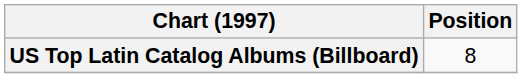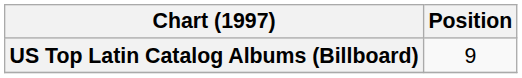(470, 55) 8 -> (470, 55) 9
